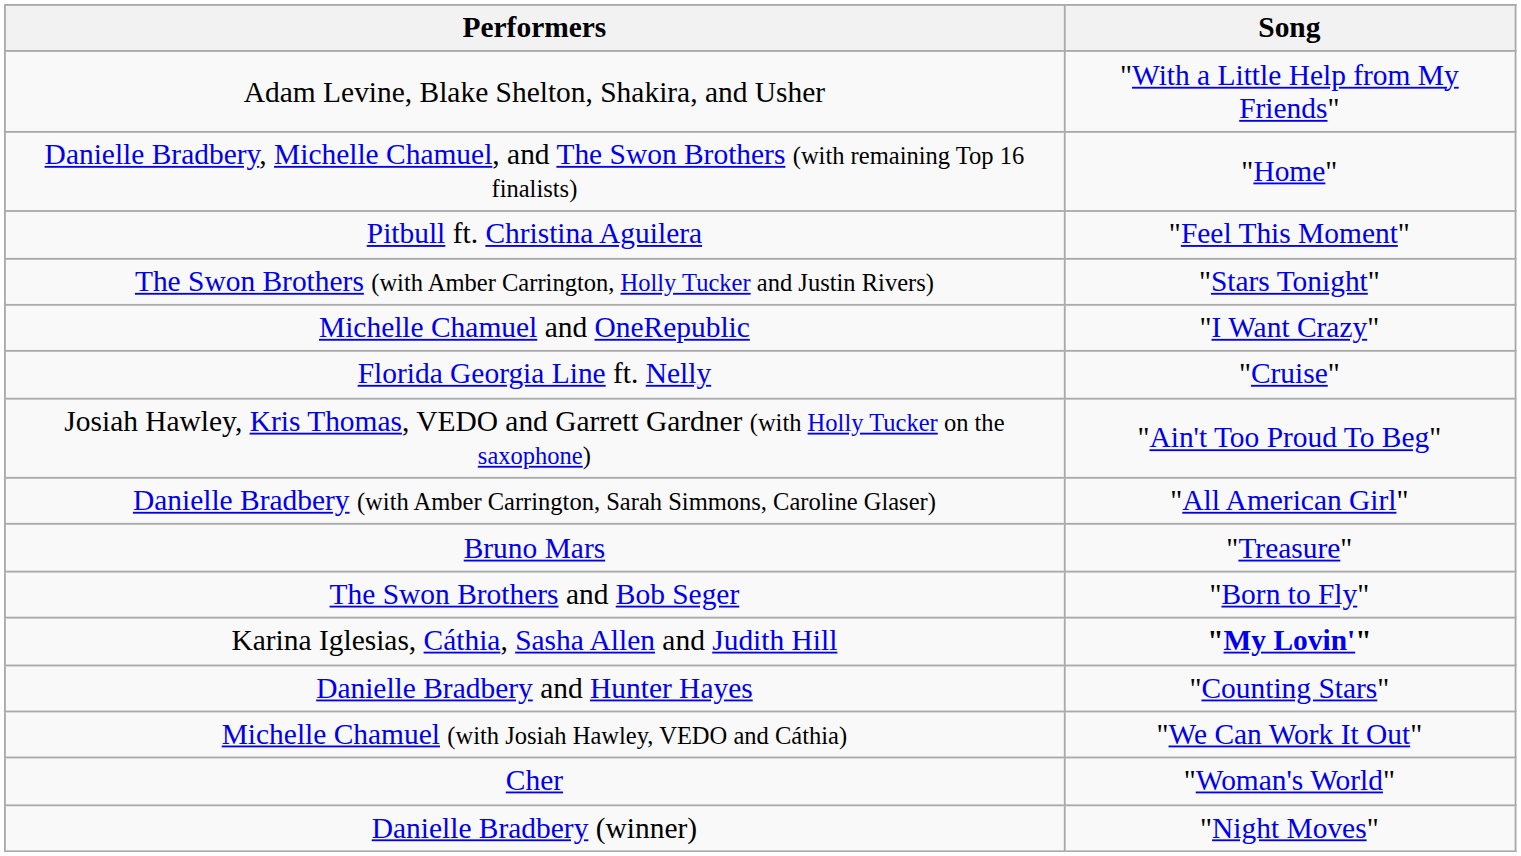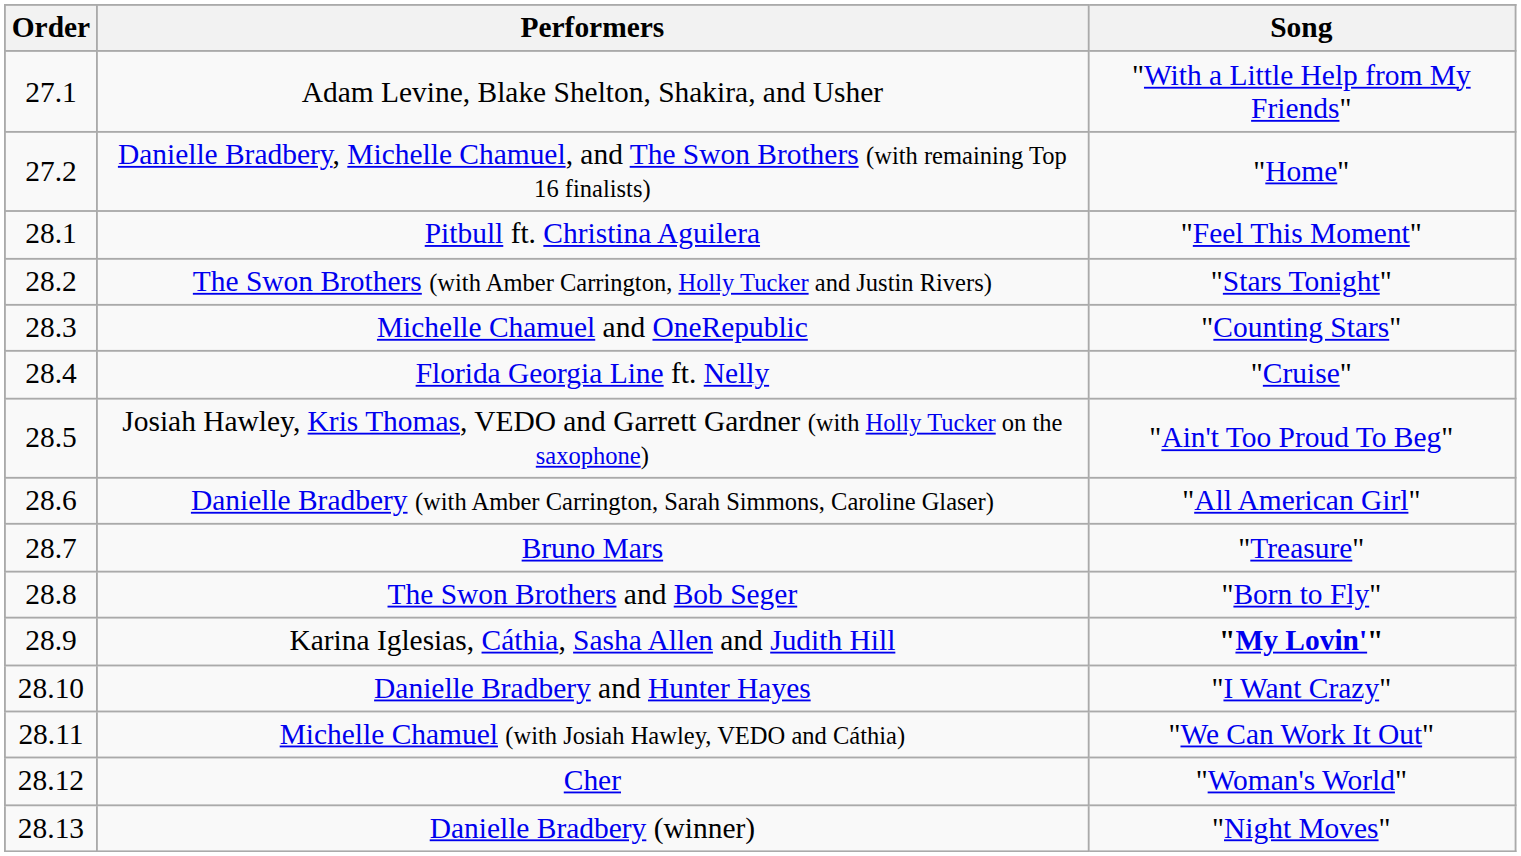+ column: (51, 27)
(1289, 327) "I Want Crazy" -> (1301, 327) "Counting Stars"
(1289, 687) "Counting Stars" -> (1301, 687) "I Want Crazy"
